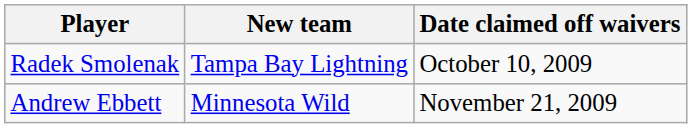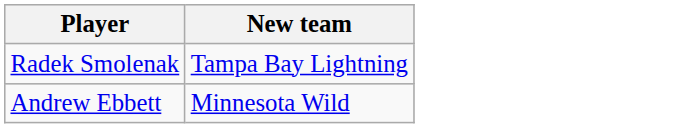- column: (550, 24)
